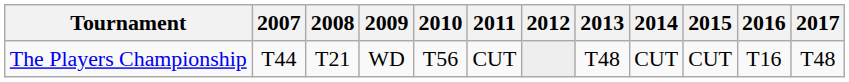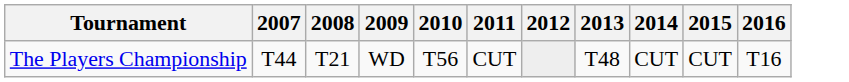- column: (818, 22)
